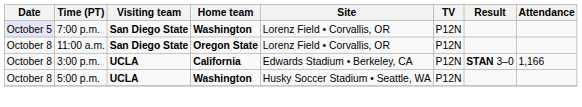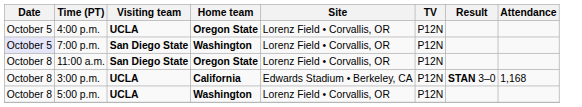+ row: (78, 29)
(531, 62) 1,166 -> (513, 78) 1,168
(347, 78) Husky Soccer Stadium • Seattle, WA -> (326, 95) Lorenz Field • Corvallis, OR
